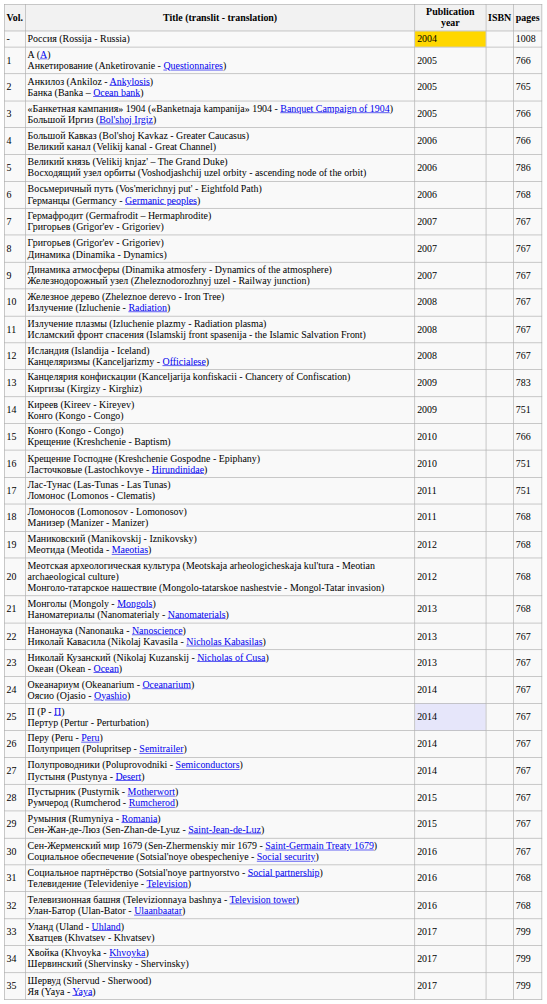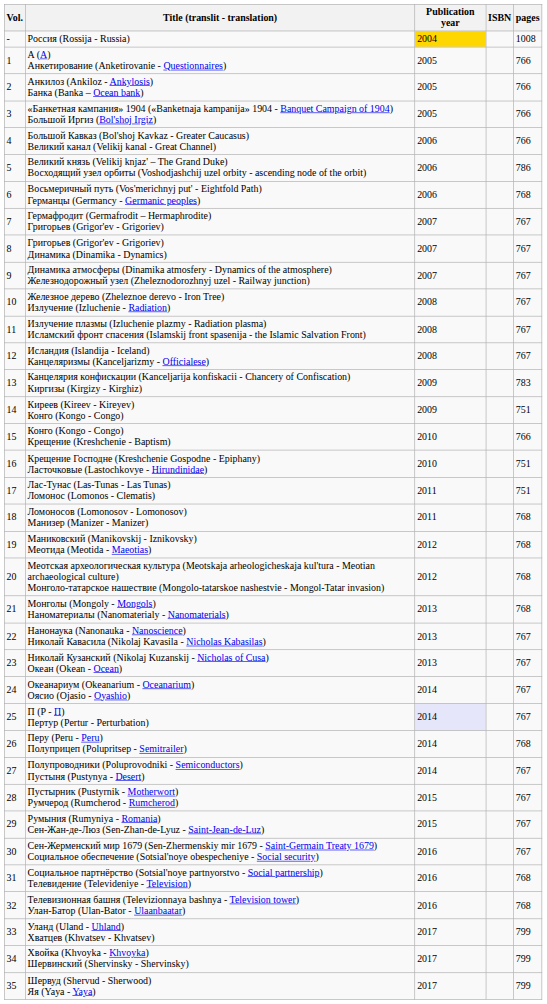(523, 87) 765 -> (523, 87) 766
(523, 744) 767 -> (523, 744) 768
